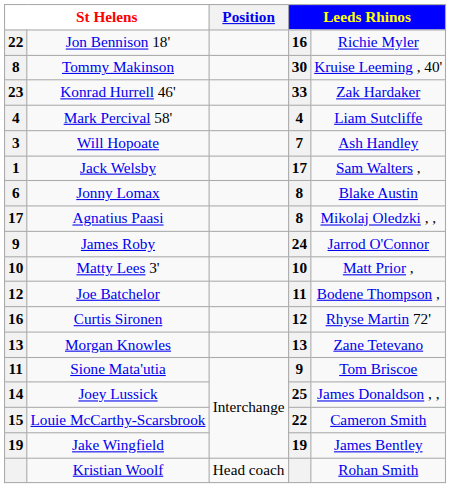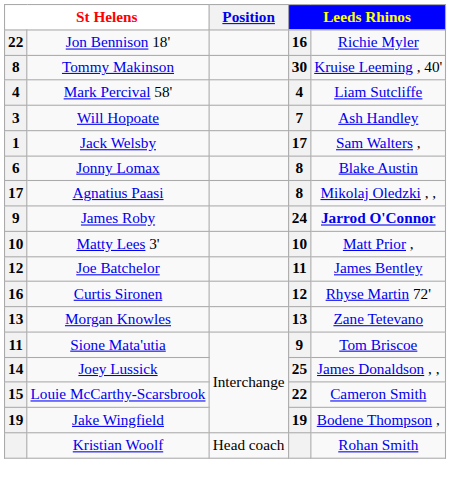- row: (118, 93)
(378, 244) normal -> (378, 218) bold
(378, 294) Bodene Thompson , -> (378, 269) James Bentley
(378, 445) James Bentley -> (378, 420) Bodene Thompson ,
